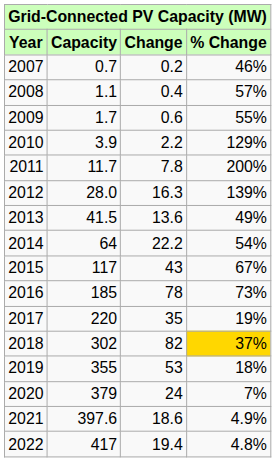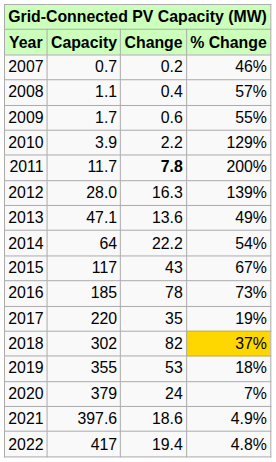(172, 167) normal -> (172, 167) bold
(102, 218) 41.5 -> (102, 218) 47.1
